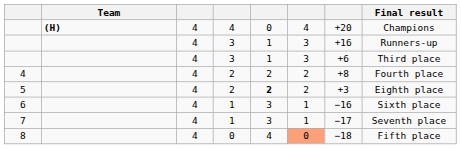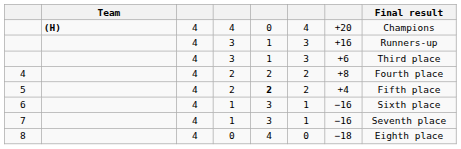(343, 89) +3 -> (343, 89) +4
(409, 89) Eighth place -> (409, 89) Fifth place
(343, 120) −17 -> (343, 120) −16
(306, 136) lightsalmon background -> (306, 136) no background
(409, 136) Fifth place -> (409, 136) Eighth place
